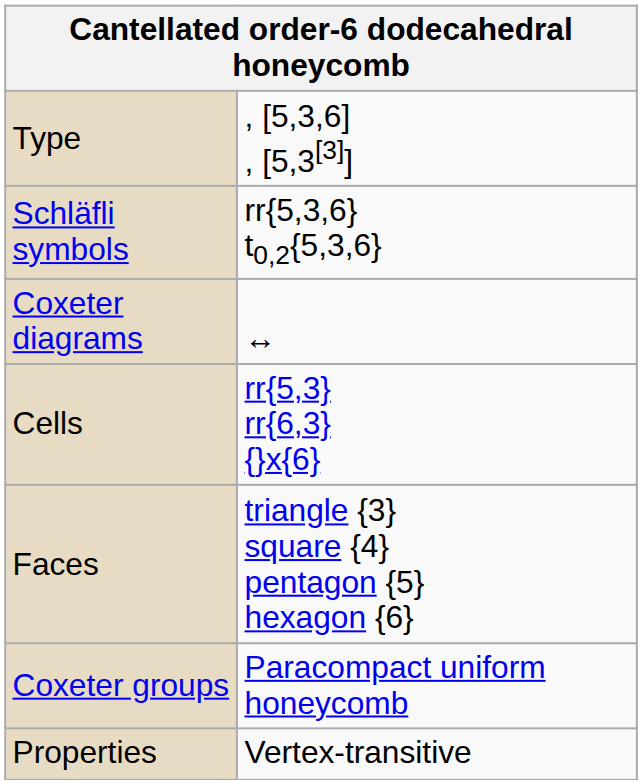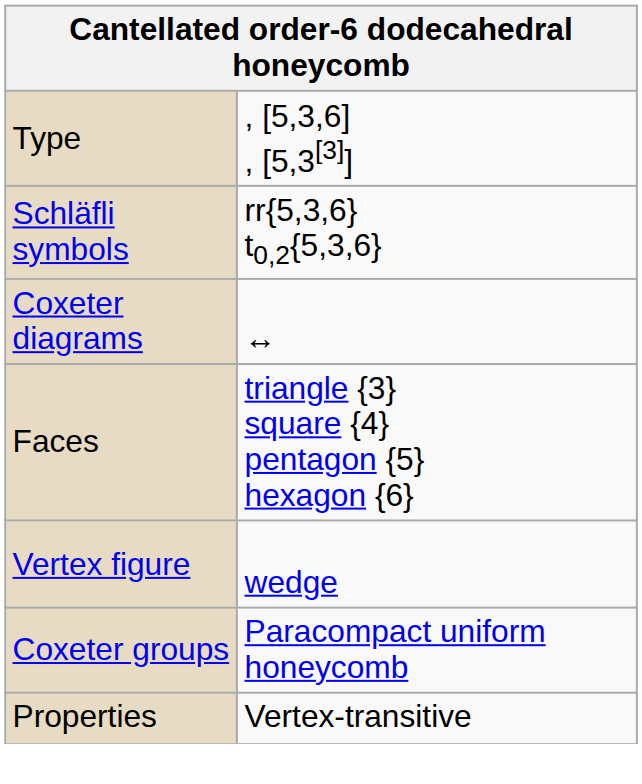- row: (48, 424)
+ row: (101, 563)
